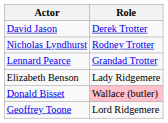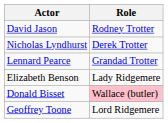(120, 28) Derek Trotter -> (123, 28) Rodney Trotter
(123, 45) Rodney Trotter -> (120, 45) Derek Trotter
